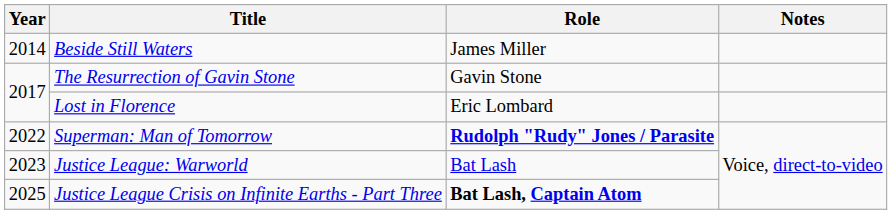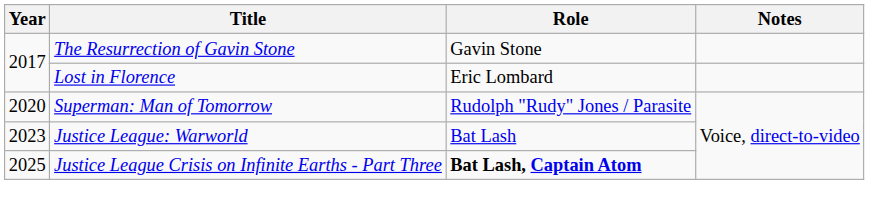- row: (123, 48)
(27, 135) 2022 -> (27, 106) 2020
(582, 135) bold -> (571, 106) normal
